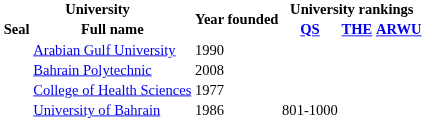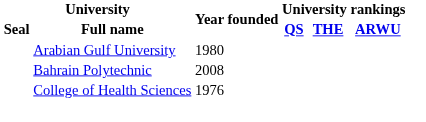(210, 50) 1990 -> (210, 50) 1980
(210, 90) 1977 -> (210, 90) 1976
- row: (97, 110)
